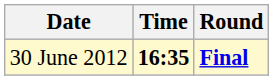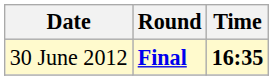columns swapped: (163, 22) <-> (231, 22)
